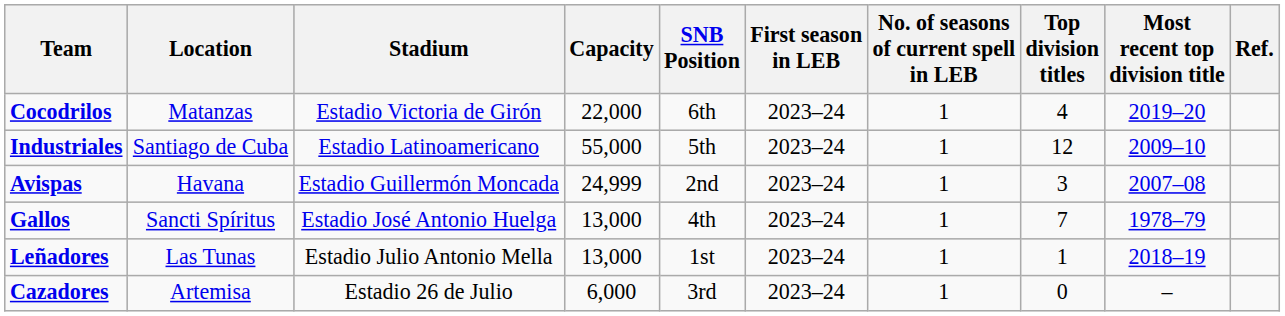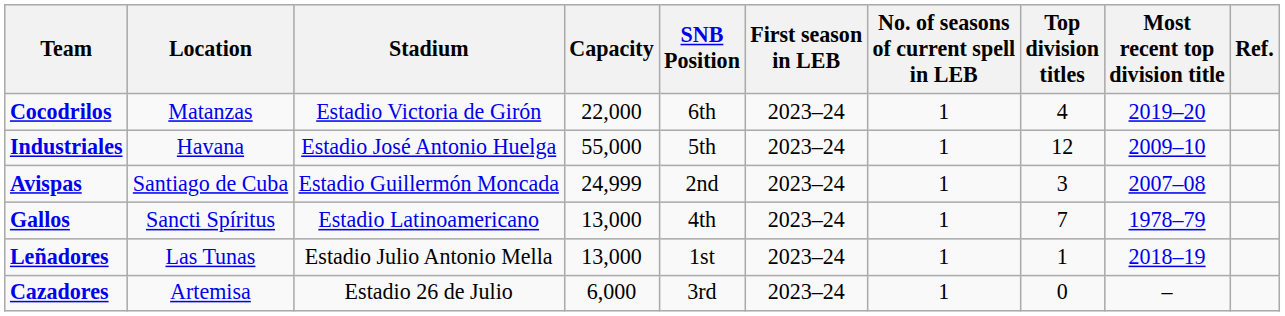(210, 147) Santiago de Cuba -> (210, 147) Havana
(429, 147) Estadio Latinoamericano -> (429, 147) Estadio José Antonio Huelga
(210, 184) Havana -> (210, 184) Santiago de Cuba
(429, 220) Estadio José Antonio Huelga -> (429, 220) Estadio Latinoamericano
